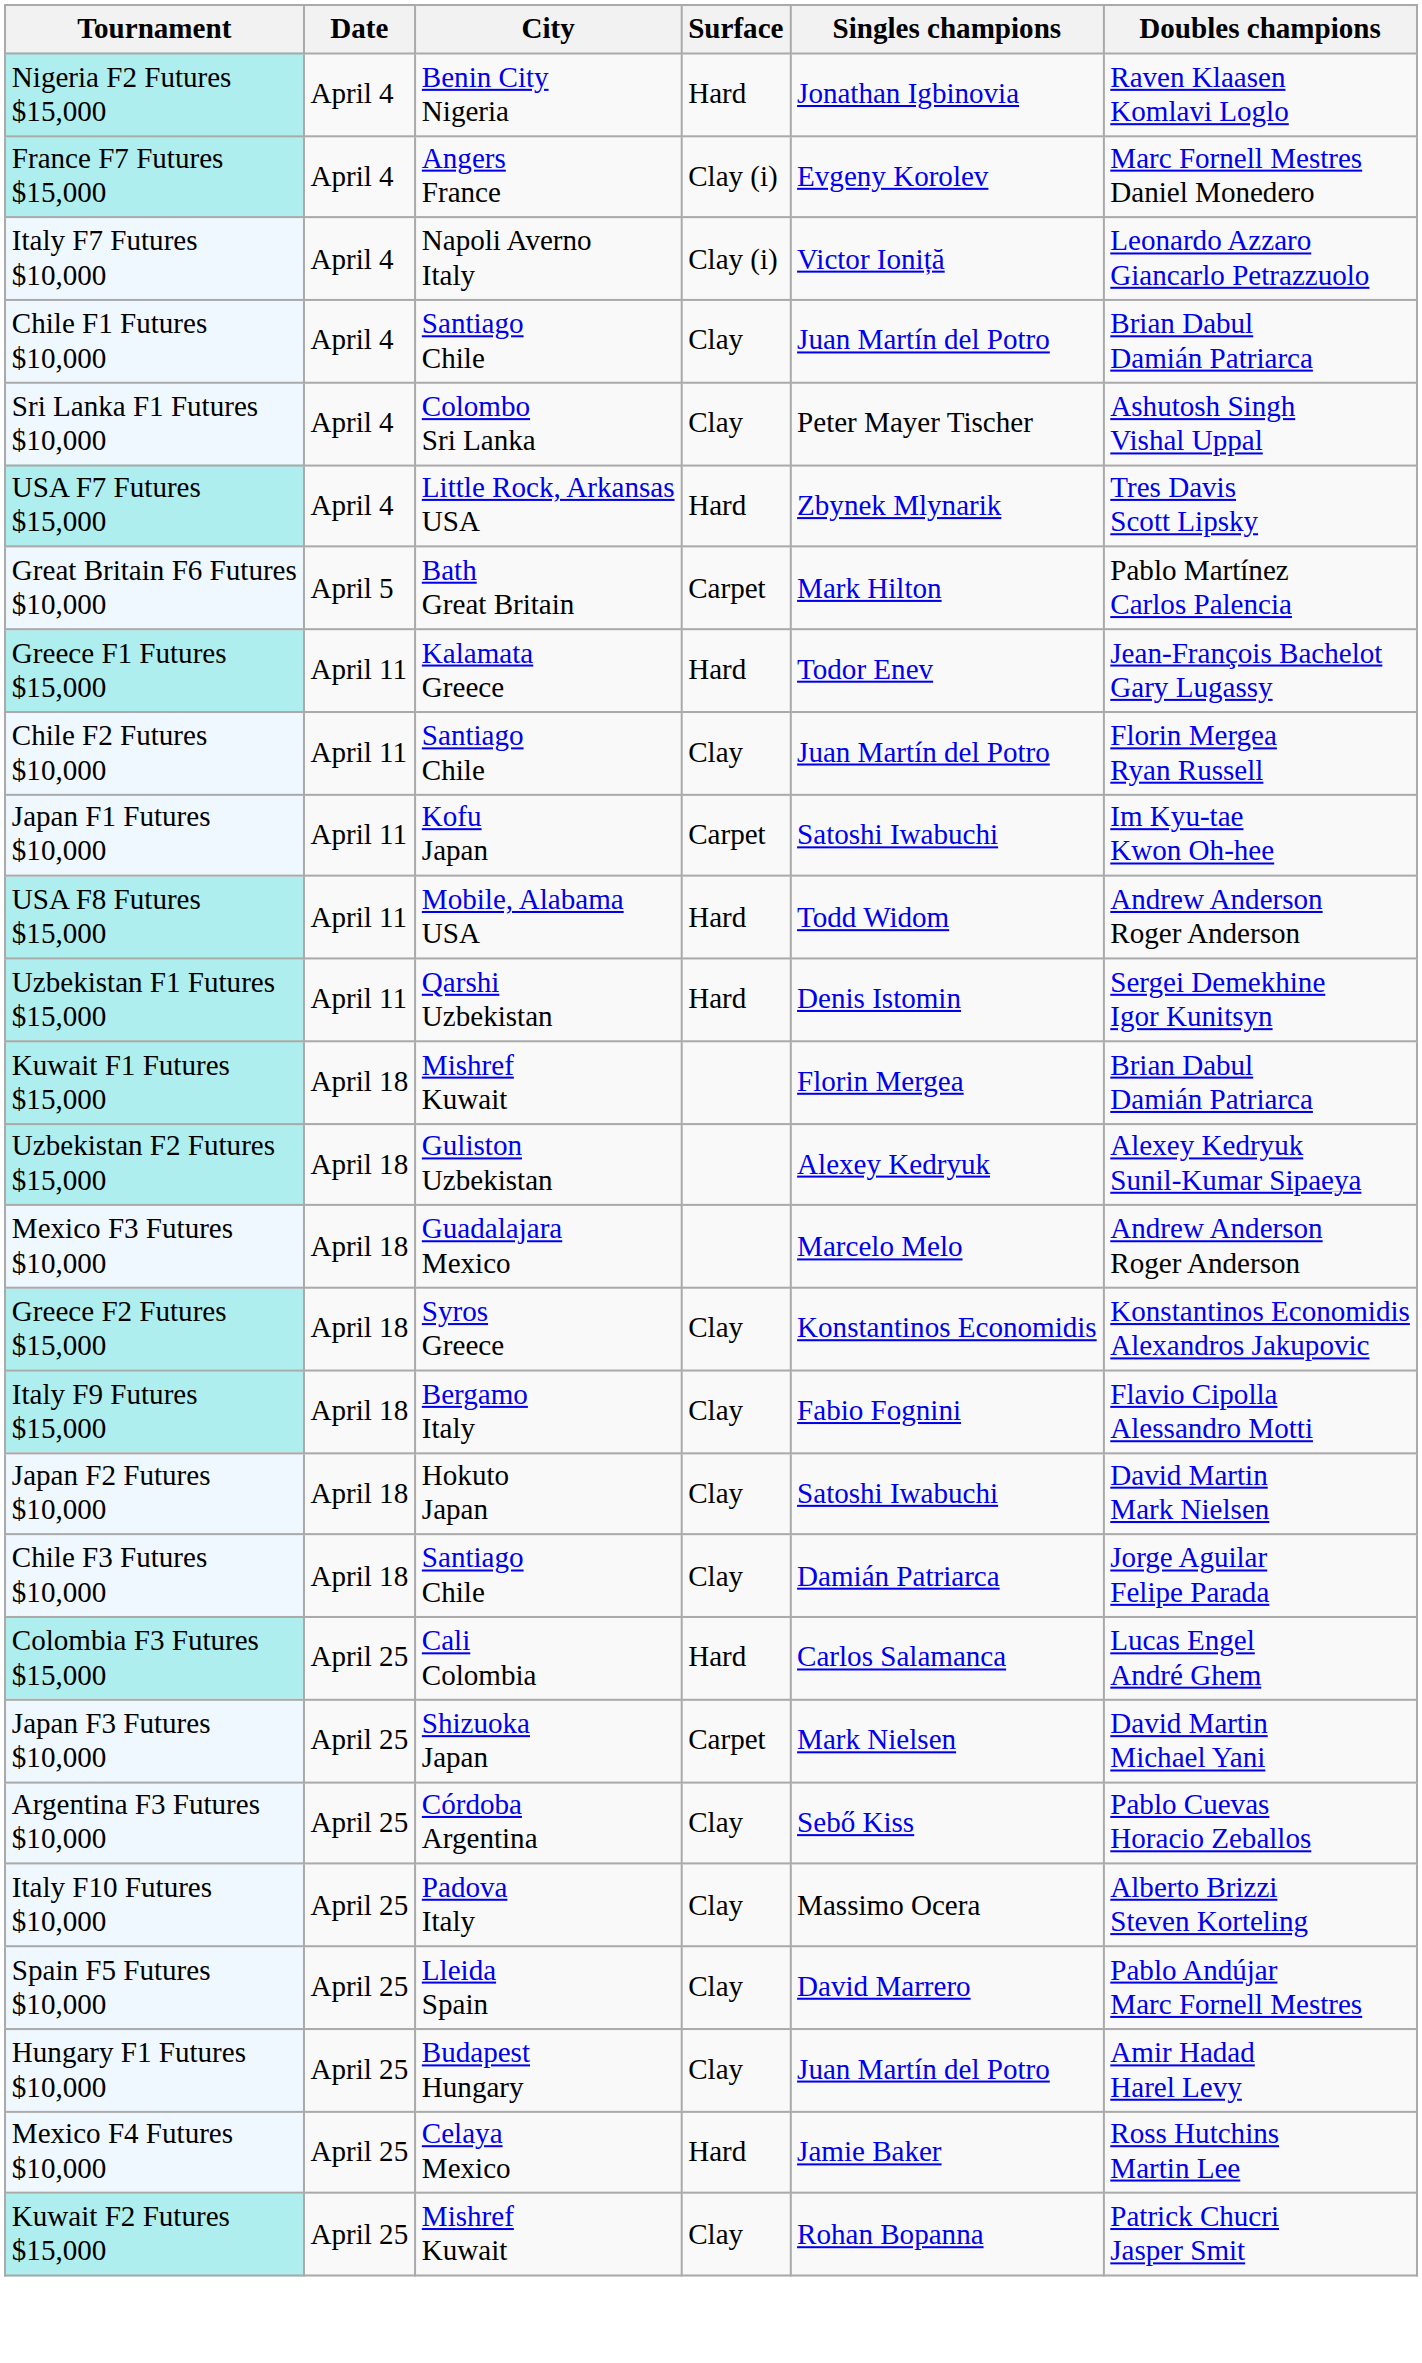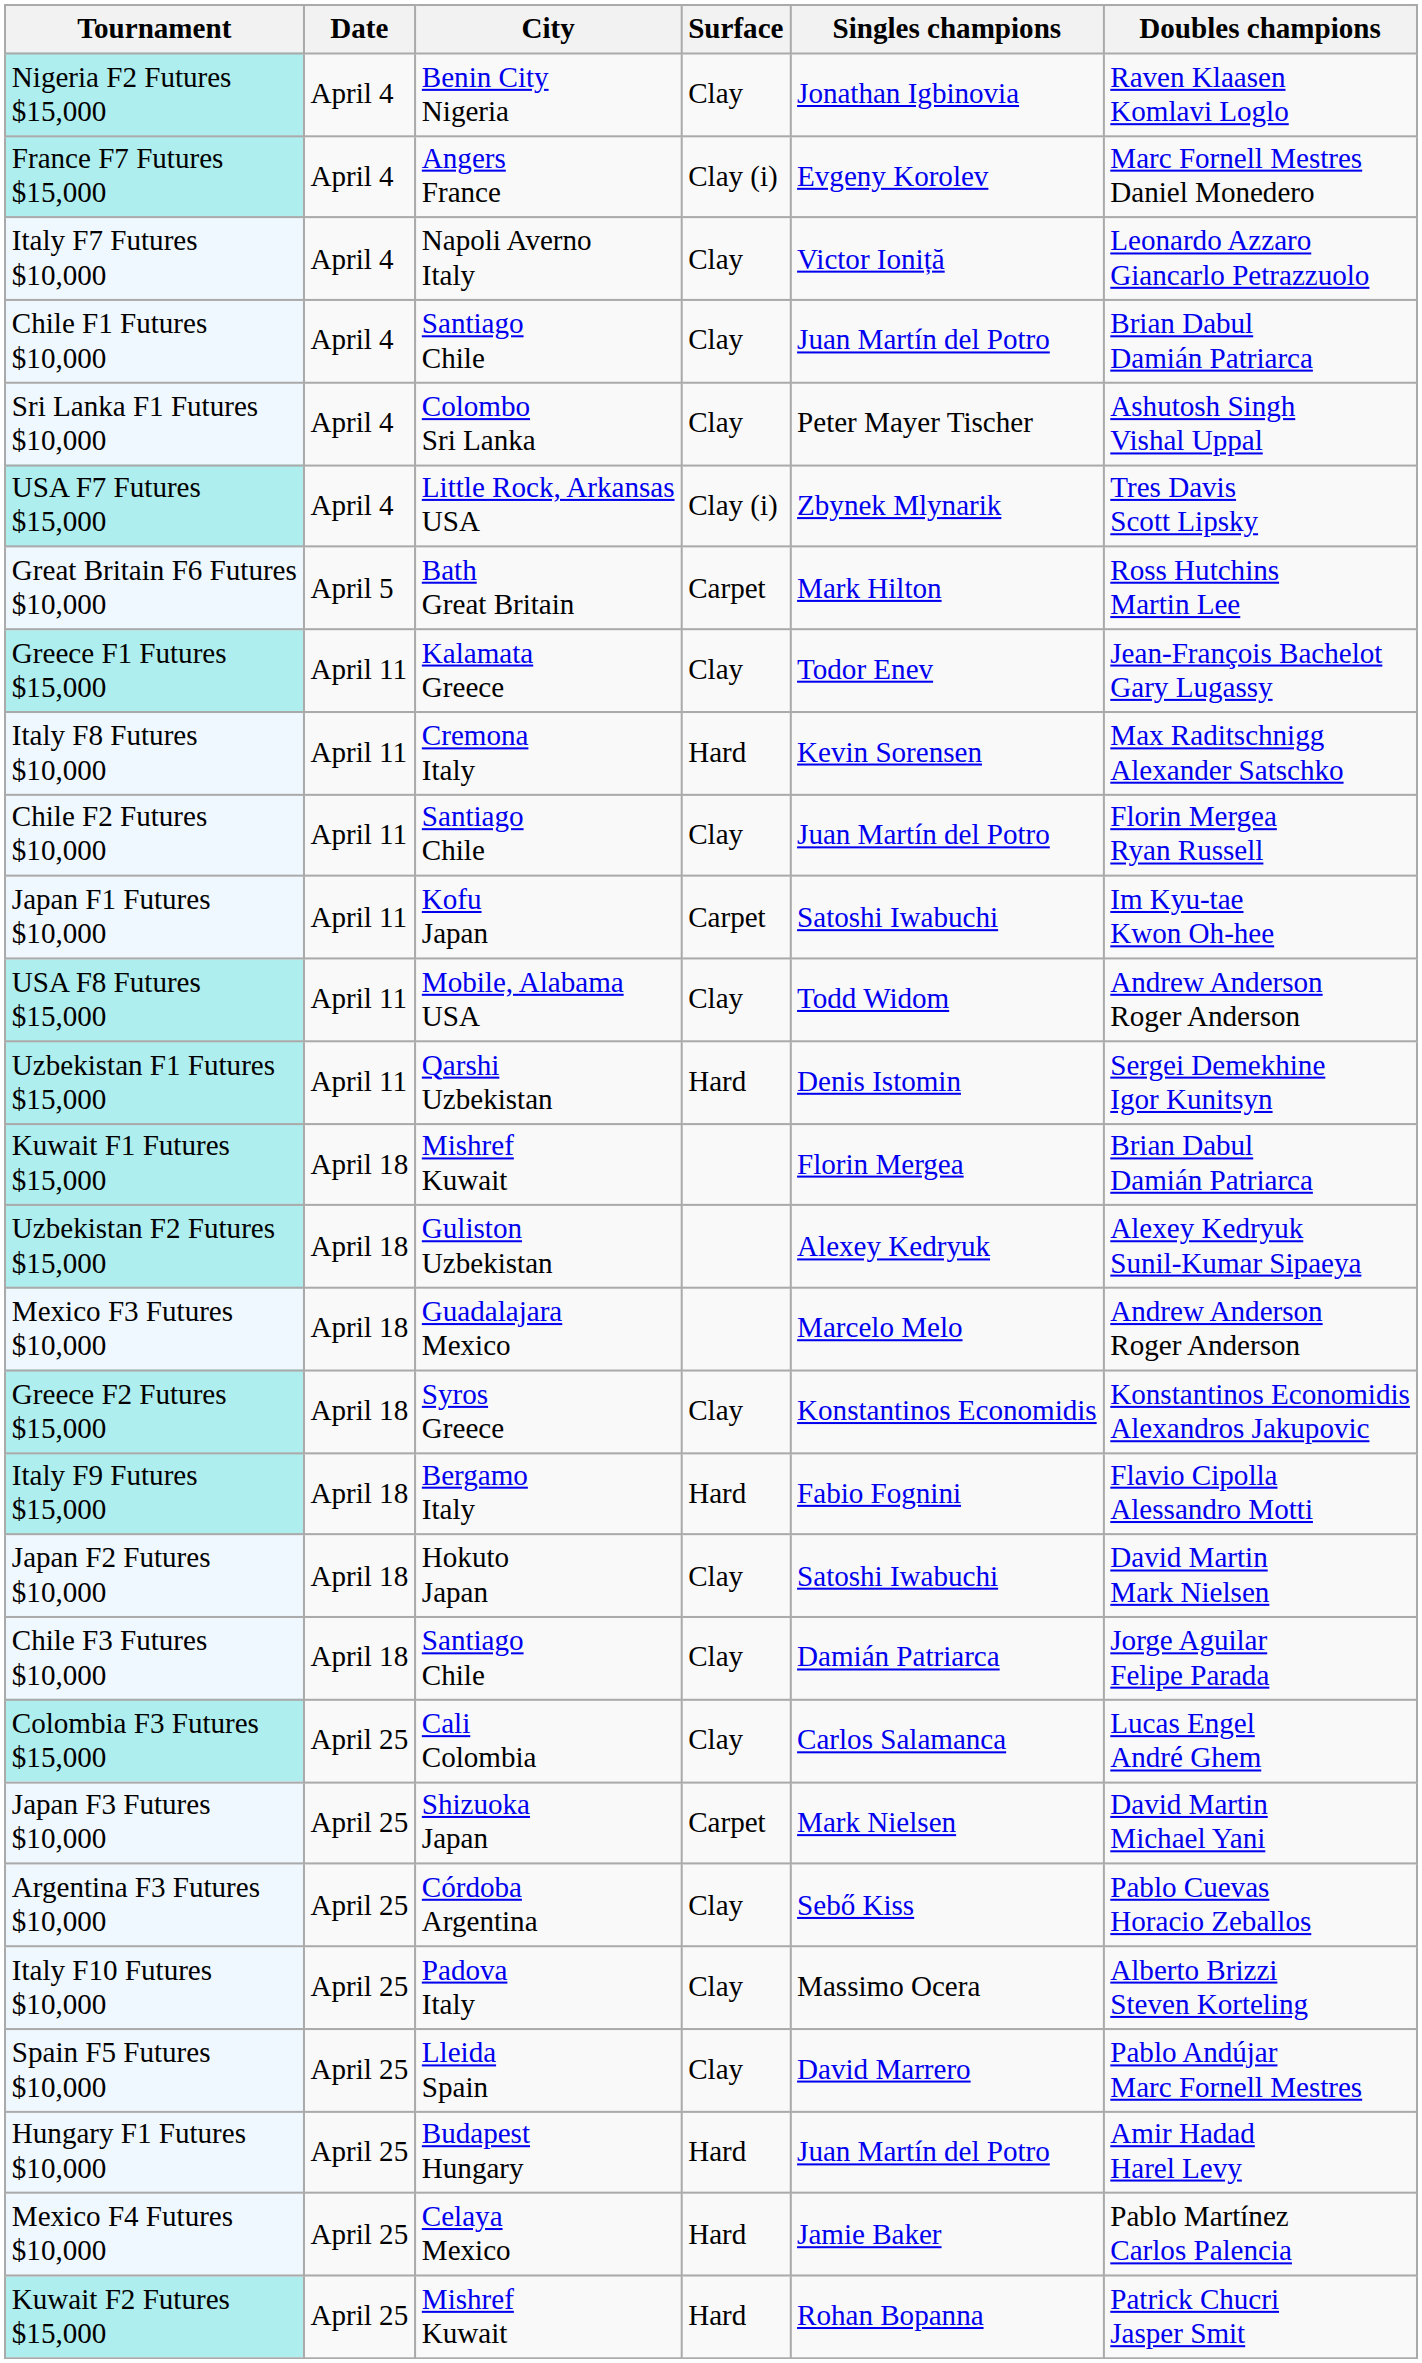(717, 94) Hard -> (716, 94) Clay
(733, 258) Clay (i) -> (716, 258) Clay
(717, 505) Hard -> (733, 505) Clay (i)
(1201, 587) Pablo Martínez Carlos Palencia -> (1195, 587) Ross Hutchins Martin Lee
(717, 670) Hard -> (716, 670) Clay
+ row: (105, 752)
(717, 917) Hard -> (716, 999) Clay
(716, 1411) Clay -> (717, 1493) Hard
(717, 1658) Hard -> (716, 1740) Clay
(716, 2069) Clay -> (717, 2151) Hard
(1195, 2151) Ross Hutchins Martin Lee -> (1201, 2234) Pablo Martínez Carlos Palencia
(716, 2234) Clay -> (717, 2316) Hard
